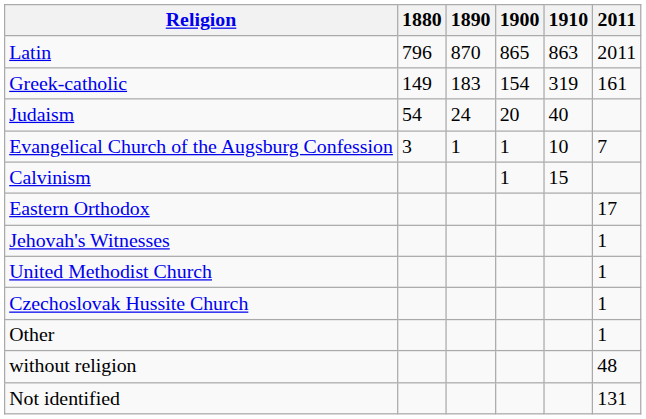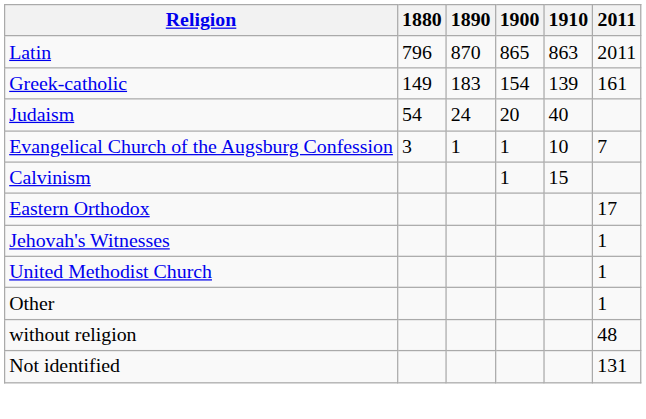(563, 83) 319 -> (563, 83) 139
- row: (129, 303)
